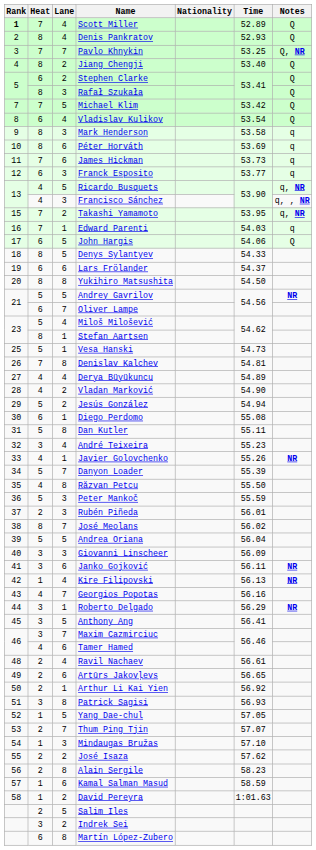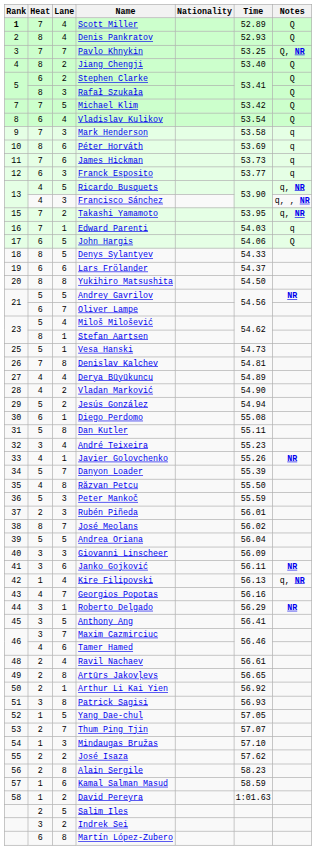(40, 133) 8 -> (40, 133) 7
(292, 581) NR -> (292, 581) q, NR
(64, 676) 6 -> (64, 676) 8
